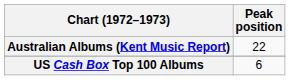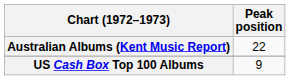(259, 65) 6 -> (259, 65) 9
